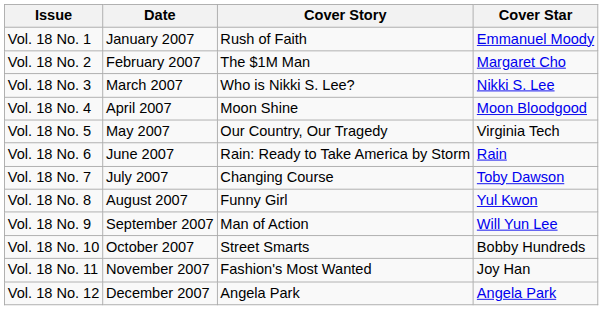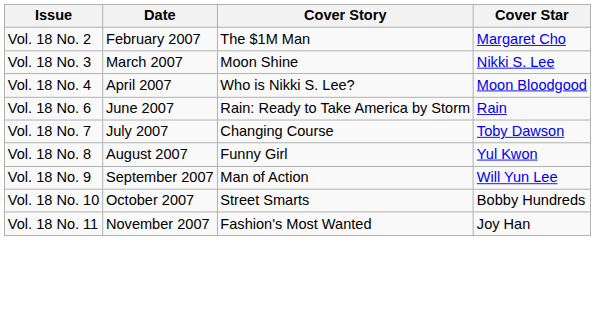- row: (50, 39)
(288, 85) Who is Nikki S. Lee? -> (259, 62) Moon Shine
(259, 108) Moon Shine -> (288, 85) Who is Nikki S. Lee?
- row: (50, 131)
- row: (54, 293)
